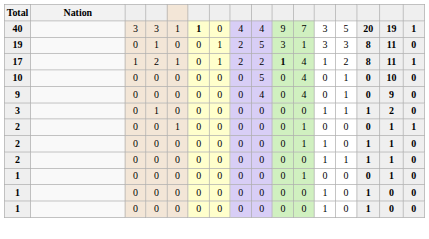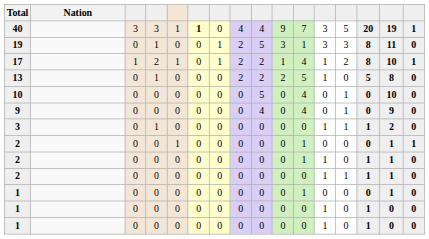(283, 62) bold -> (283, 62) normal
(392, 62) 11 -> (392, 62) 10
+ row: (18, 78)
